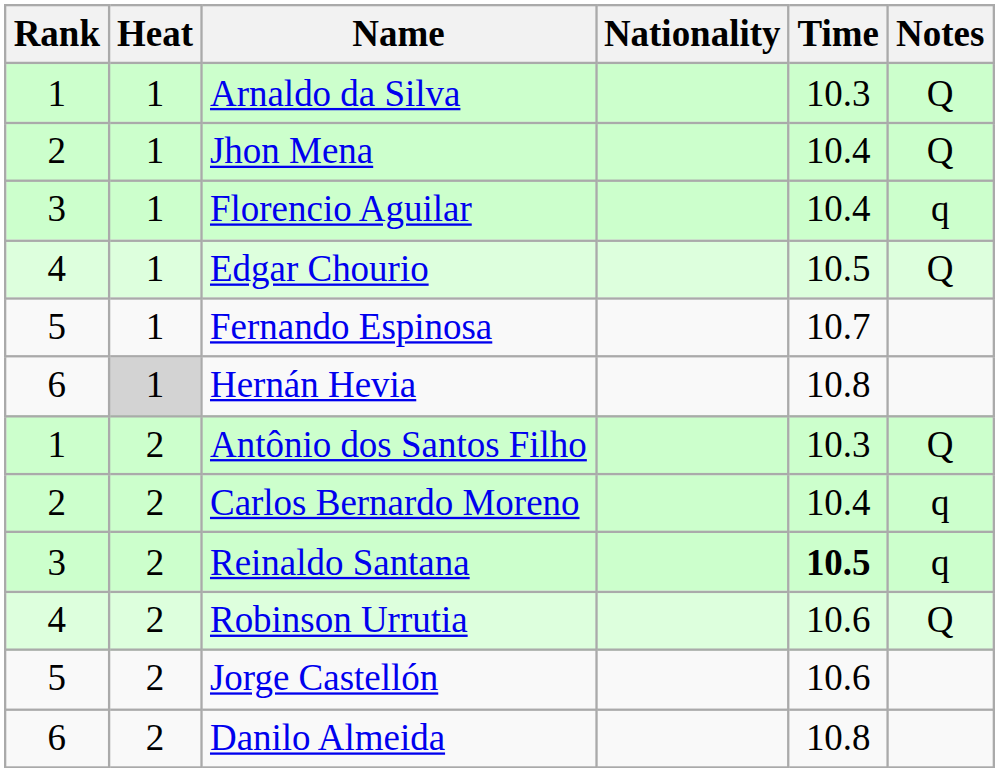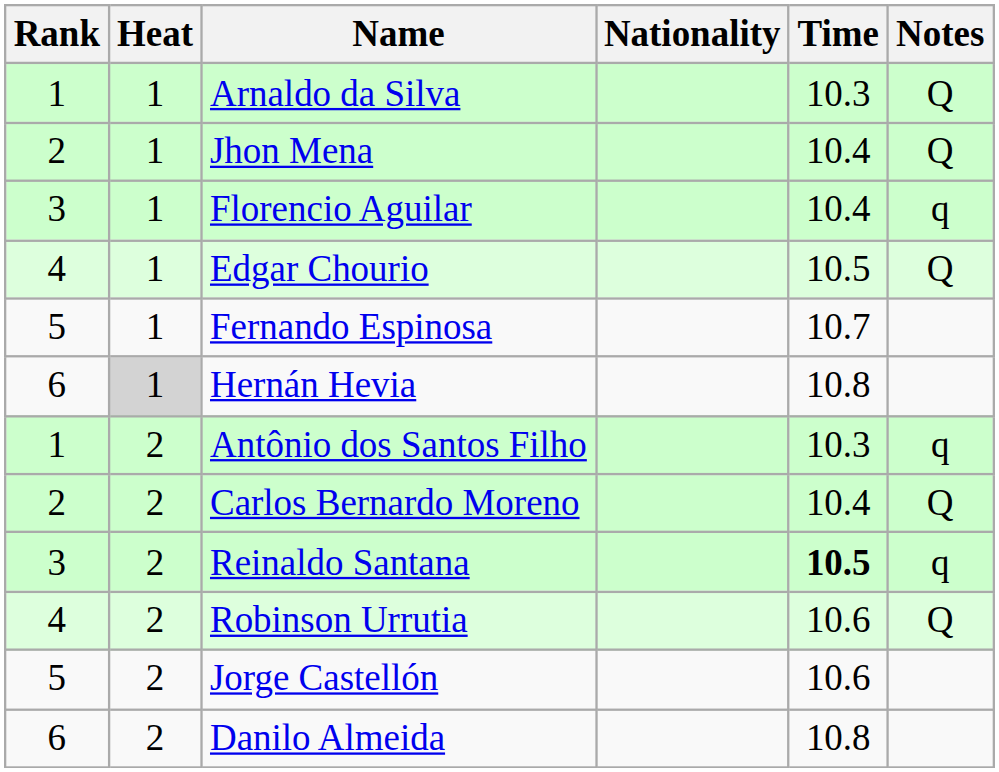(940, 444) Q -> (940, 444) q
(940, 502) q -> (940, 502) Q
